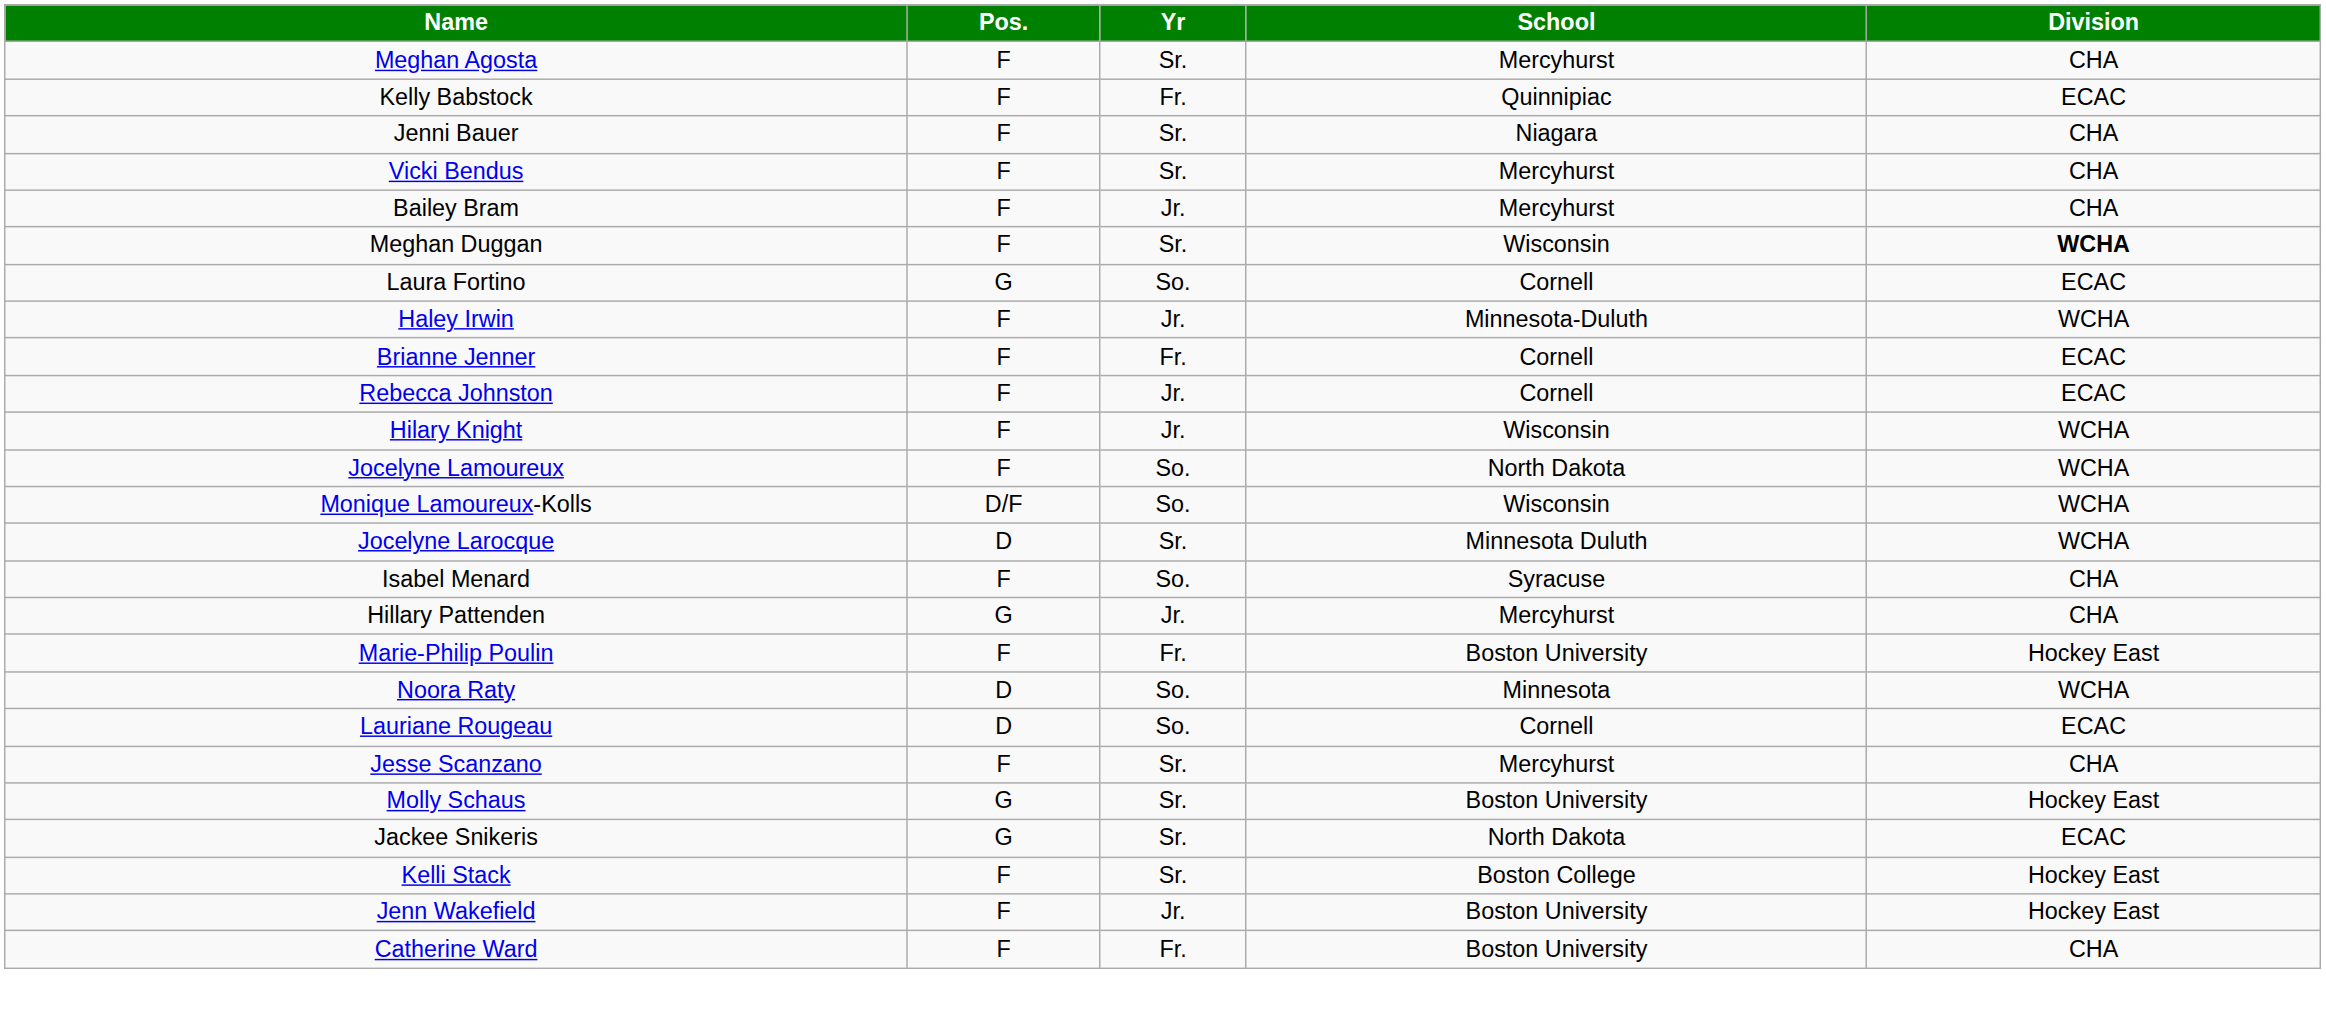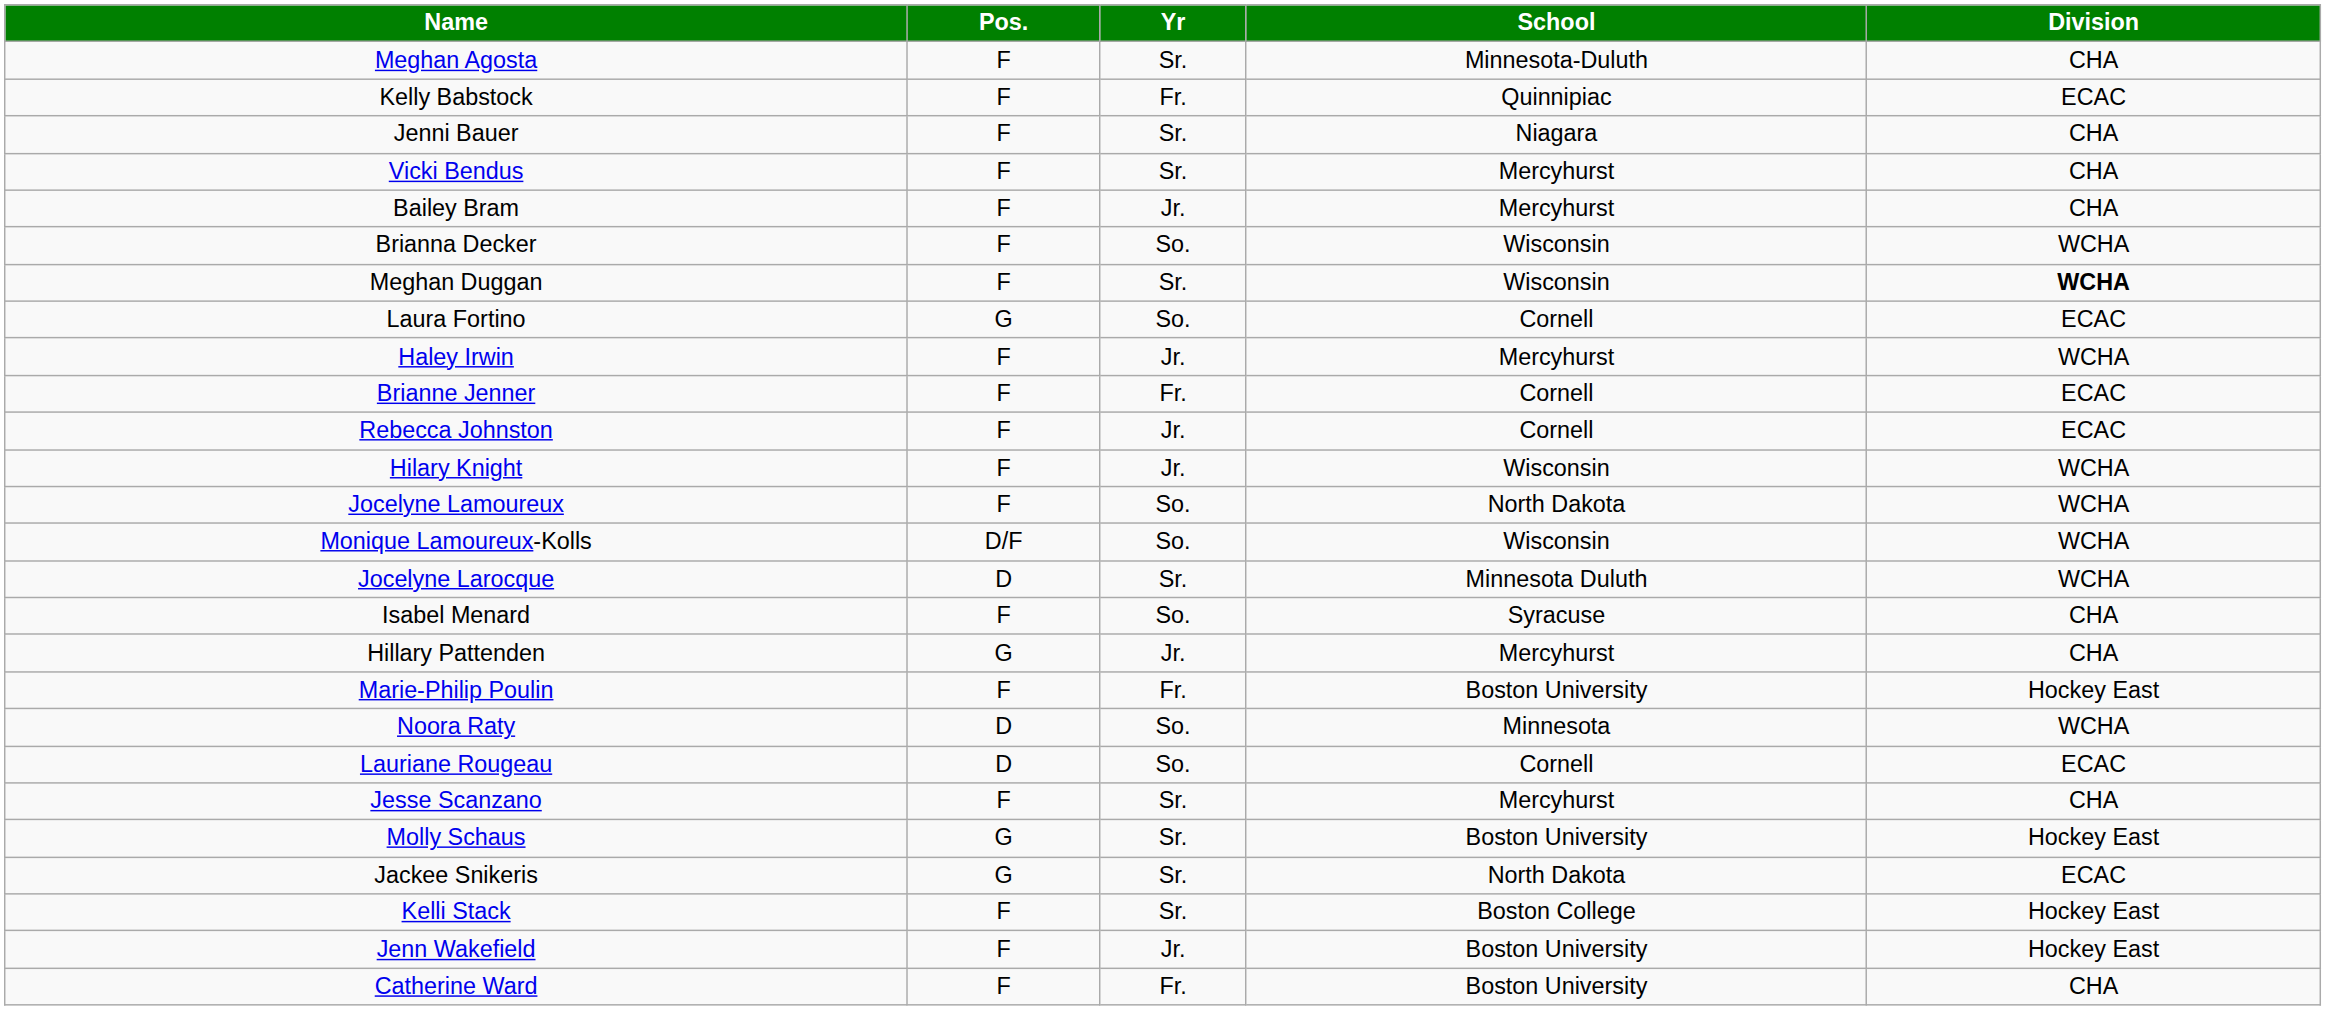(1556, 60) Mercyhurst -> (1556, 60) Minnesota-Duluth
+ row: (456, 245)
(1556, 319) Minnesota-Duluth -> (1556, 356) Mercyhurst
